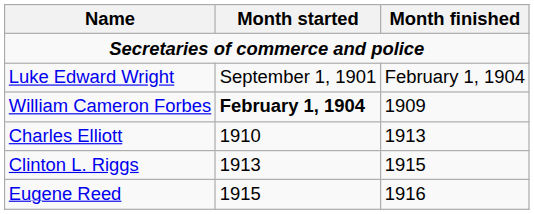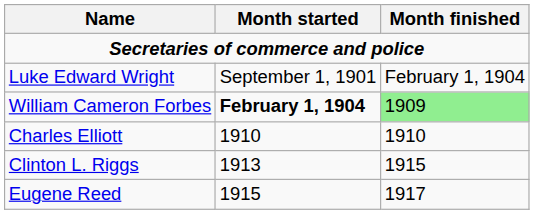(405, 106) no background -> (405, 106) lightgreen background
(405, 135) 1913 -> (405, 135) 1910
(405, 194) 1916 -> (405, 194) 1917
